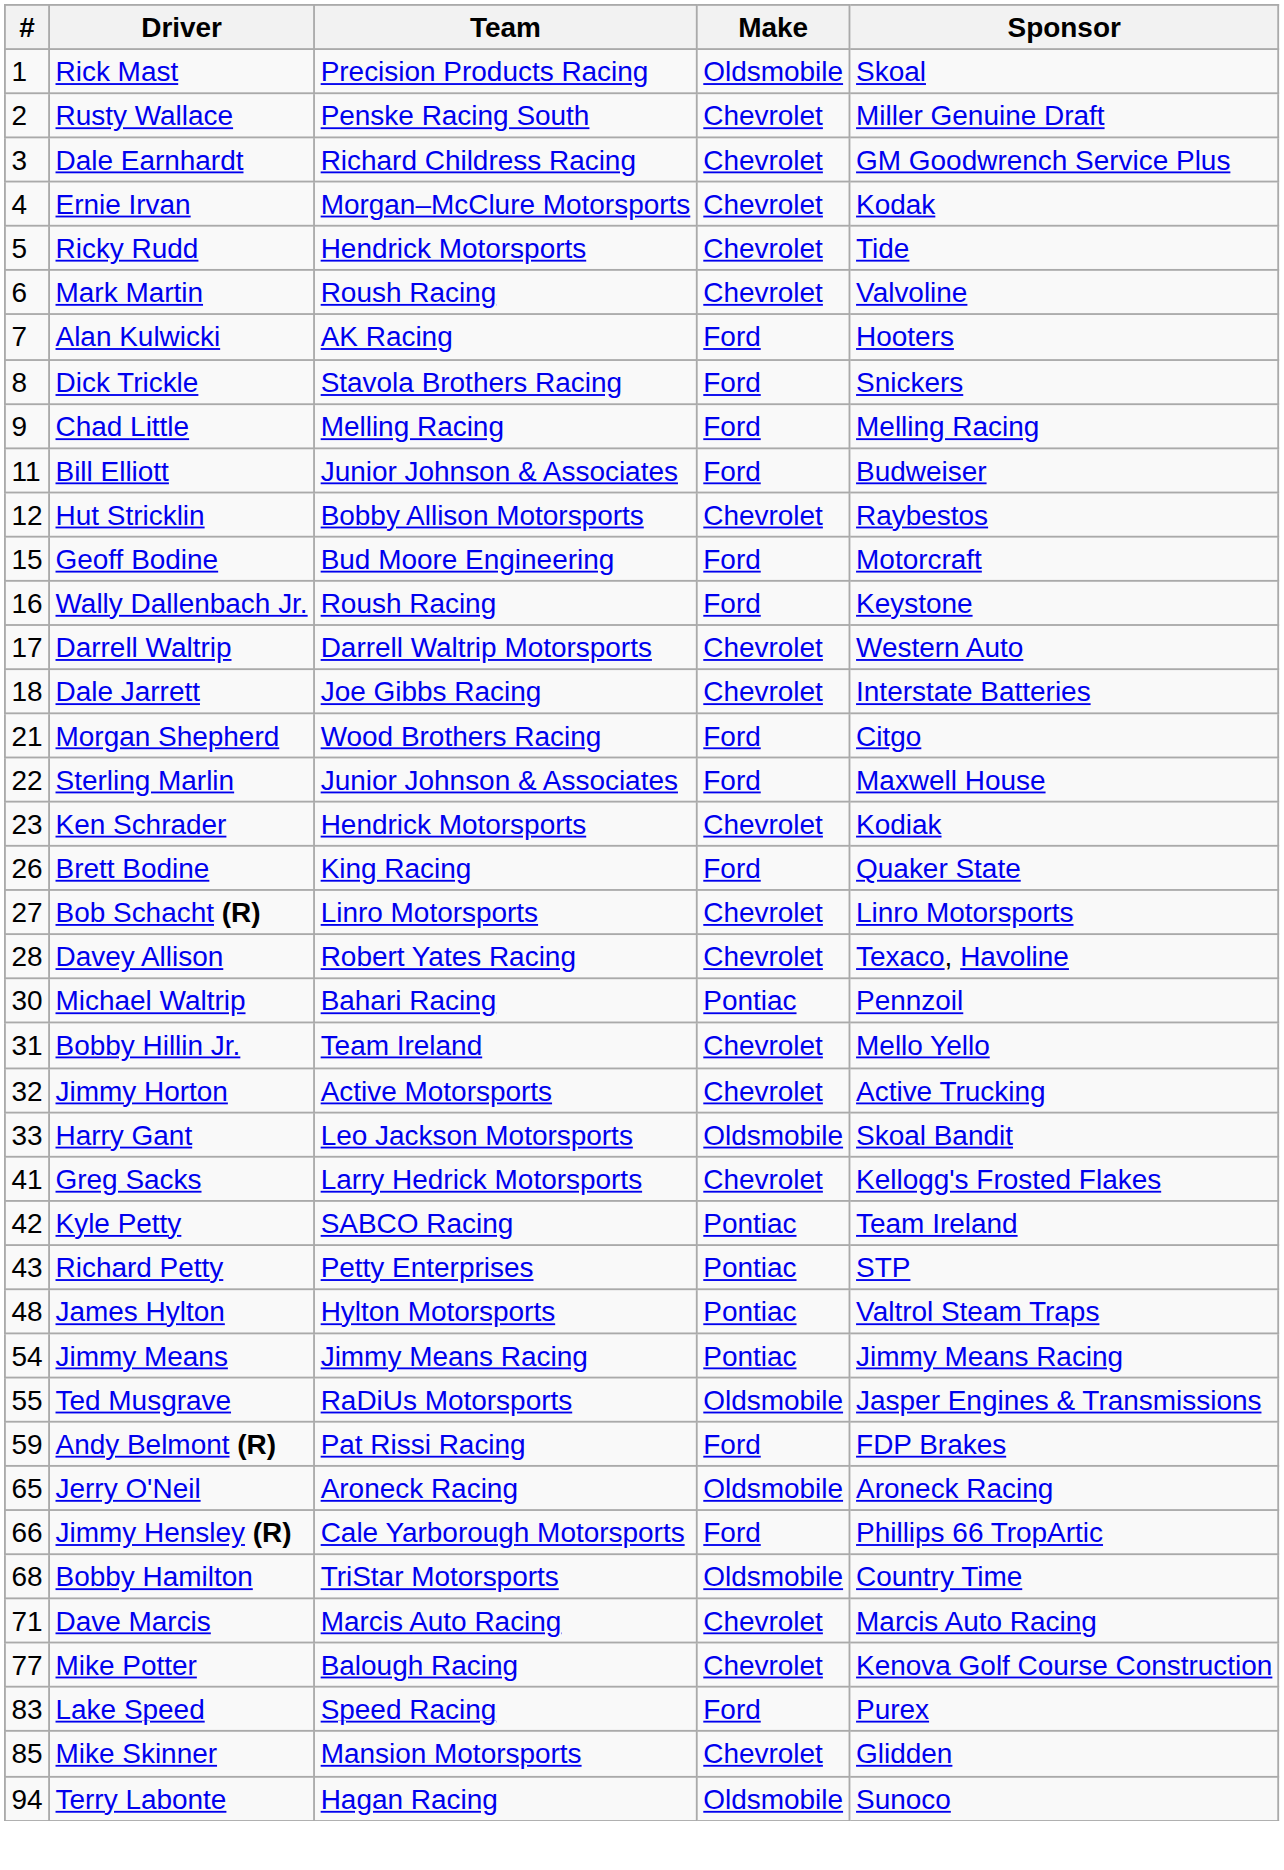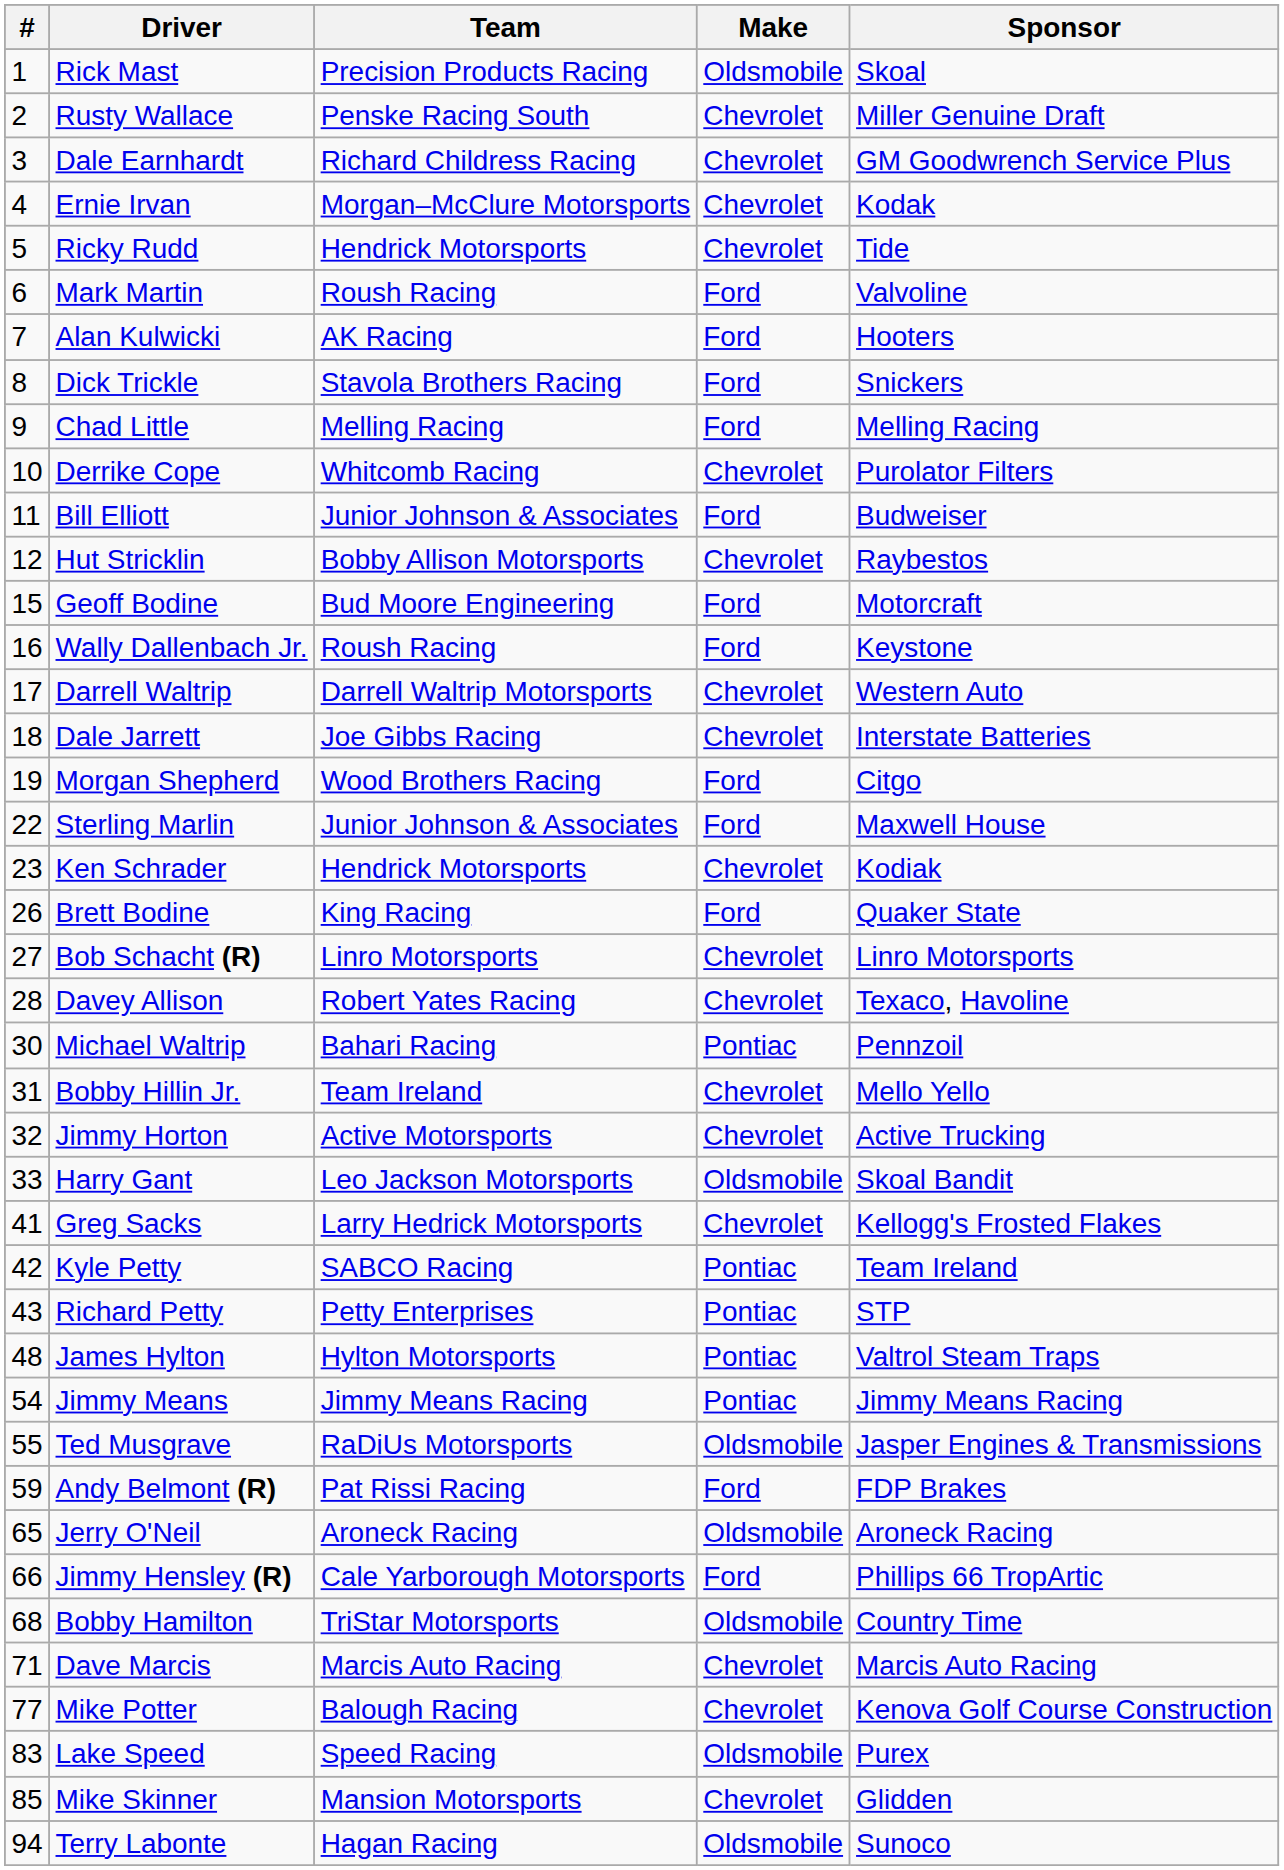(763, 293) Chevrolet -> (732, 293) Ford
+ row: (138, 470)
(27, 736) 21 -> (27, 780) 19
(732, 1710) Ford -> (773, 1754) Oldsmobile
